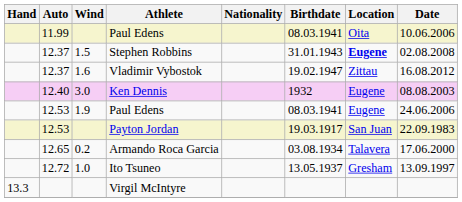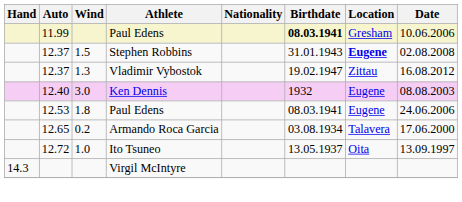(315, 33) normal -> (315, 33) bold
(359, 33) Oita -> (370, 33) Gresham
(82, 71) 1.6 -> (82, 71) 1.3
(82, 110) 1.9 -> (82, 110) 1.8
- row: (56, 129)
(370, 168) Gresham -> (359, 149) Oita
(18, 187) 13.3 -> (18, 168) 14.3
